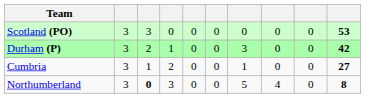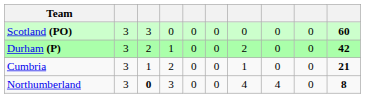(344, 31) 53 -> (344, 31) 60
(244, 48) 3 -> (244, 48) 2
(344, 66) 27 -> (344, 66) 21
(244, 84) 5 -> (244, 84) 4
